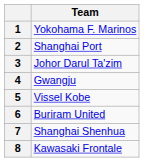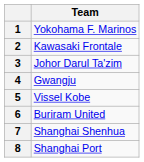(68, 47) Shanghai Port -> (78, 47) Kawasaki Frontale
(78, 149) Kawasaki Frontale -> (68, 149) Shanghai Port
